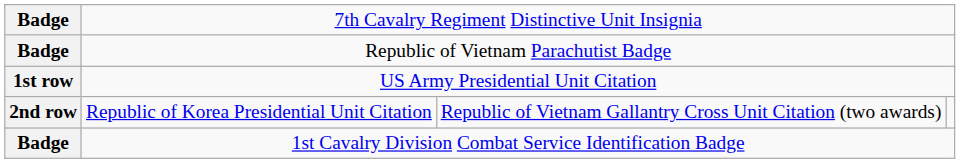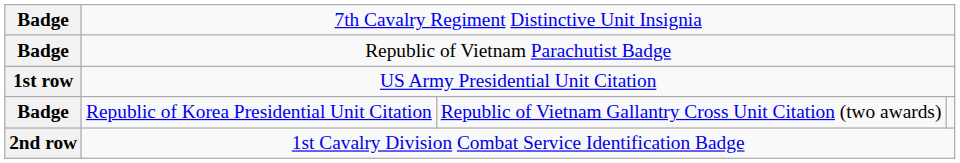(43, 111) 2nd row -> (43, 111) Badge
(43, 142) Badge -> (43, 142) 2nd row
